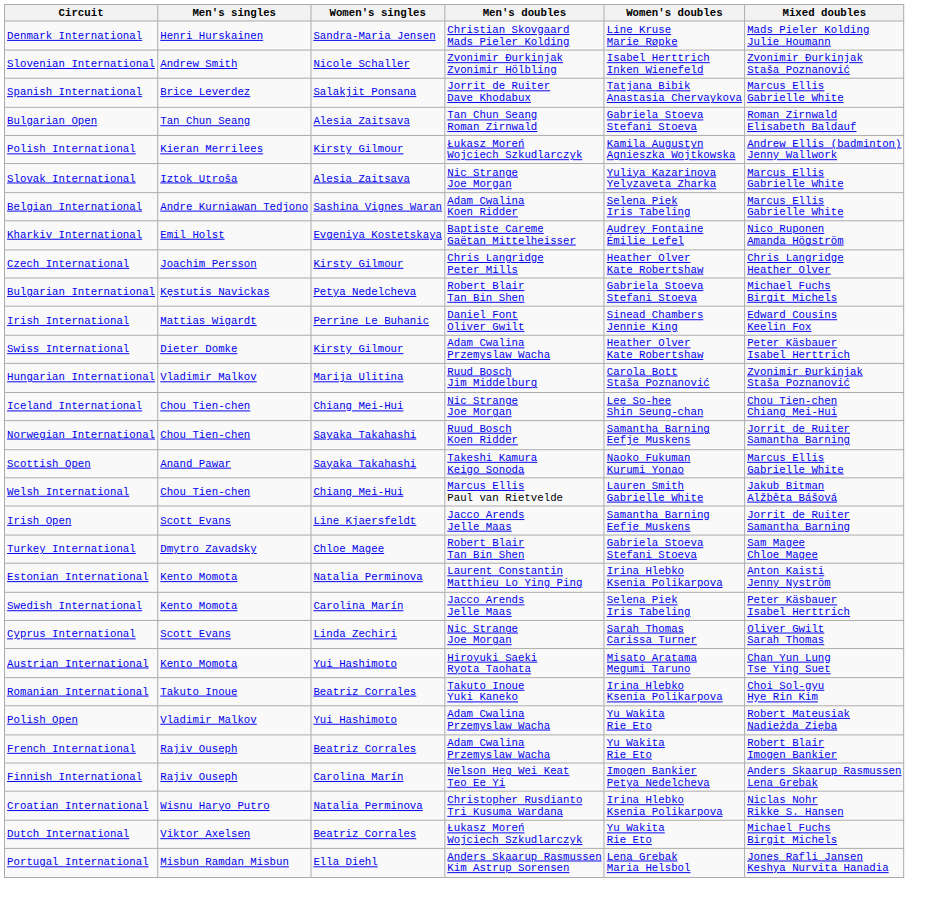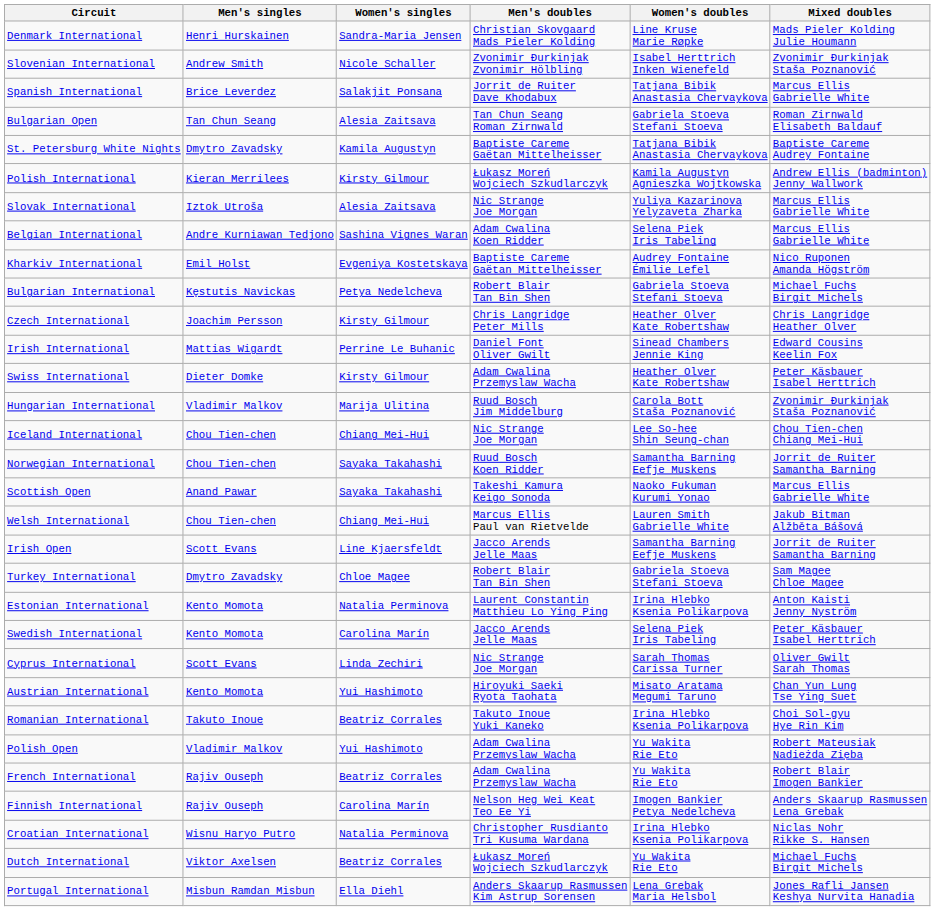+ row: (94, 150)
rows swapped: (68, 264) <-> (81, 292)
